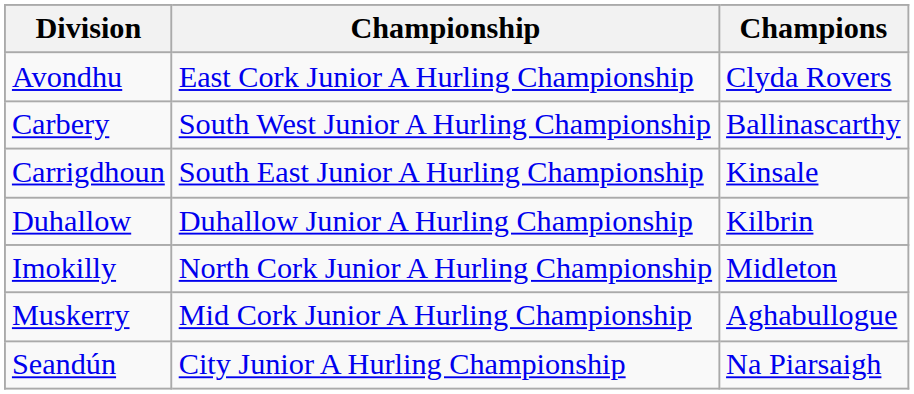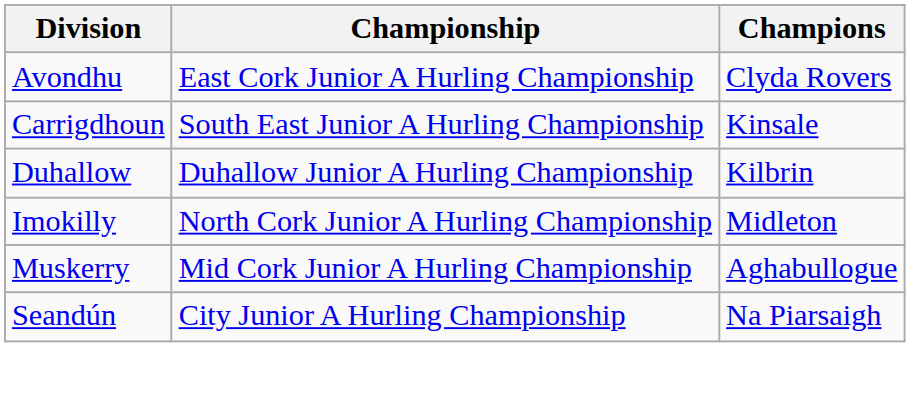- row: (61, 124)
